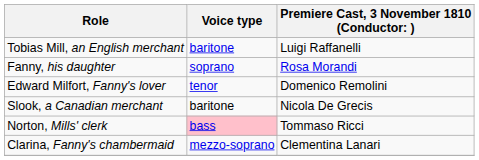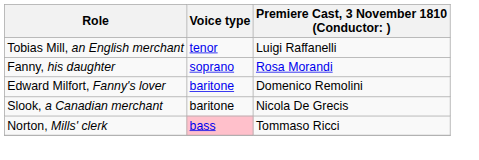(212, 47) baritone -> (204, 47) tenor
(204, 86) tenor -> (212, 86) baritone
- row: (91, 145)
